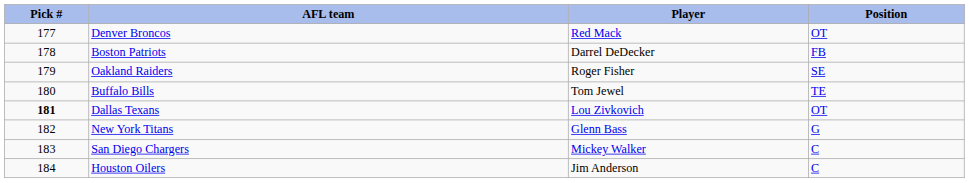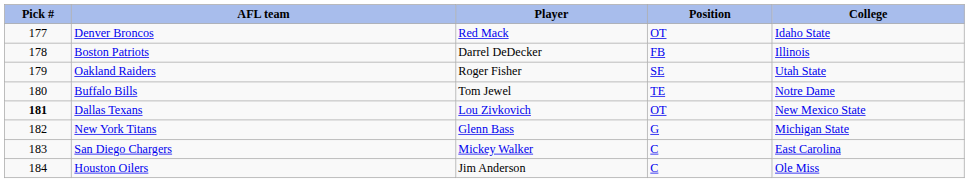+ column: (868, 14)
